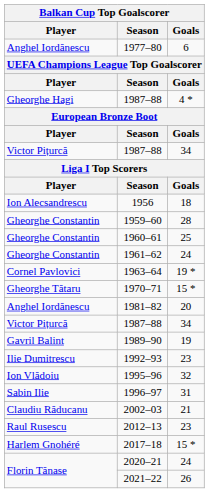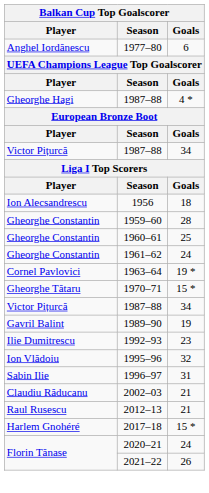- row: (48, 306)
(186, 427) 23 -> (186, 409) 21
